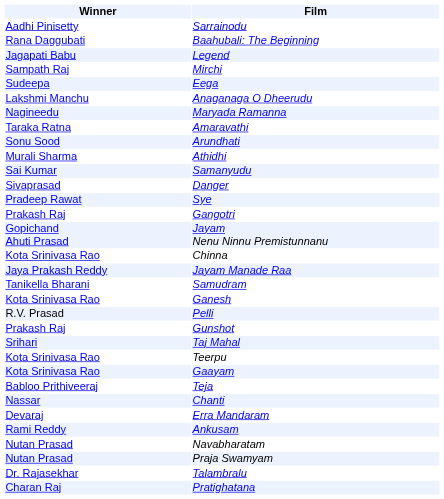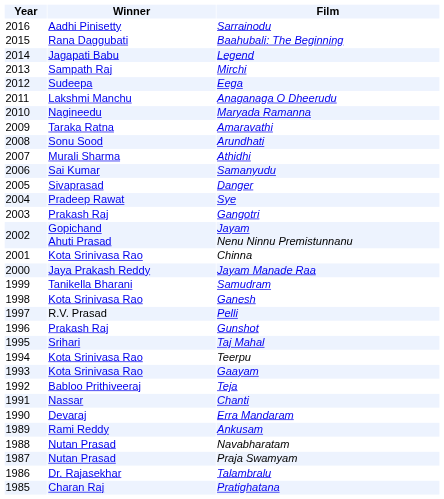+ column: (26, 11)
